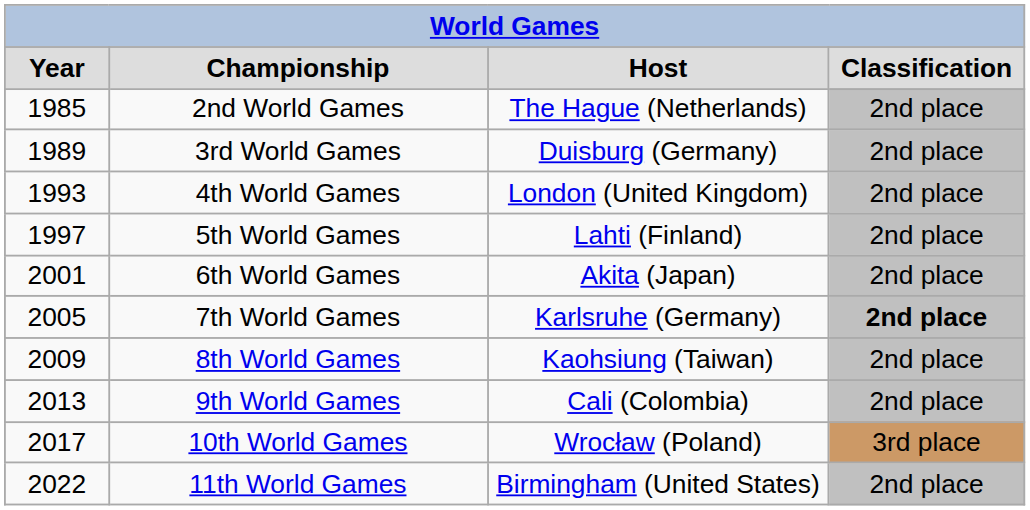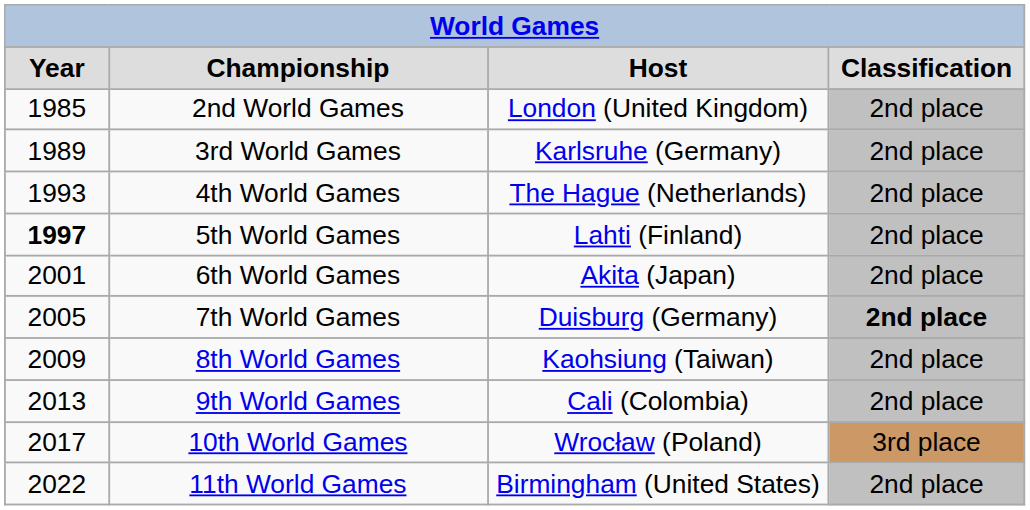(658, 109) The Hague (Netherlands) -> (658, 109) London (United Kingdom)
(658, 151) Duisburg (Germany) -> (658, 151) Karlsruhe (Germany)
(658, 193) London (United Kingdom) -> (658, 193) The Hague (Netherlands)
(57, 234) normal -> (57, 234) bold
(658, 318) Karlsruhe (Germany) -> (658, 318) Duisburg (Germany)
